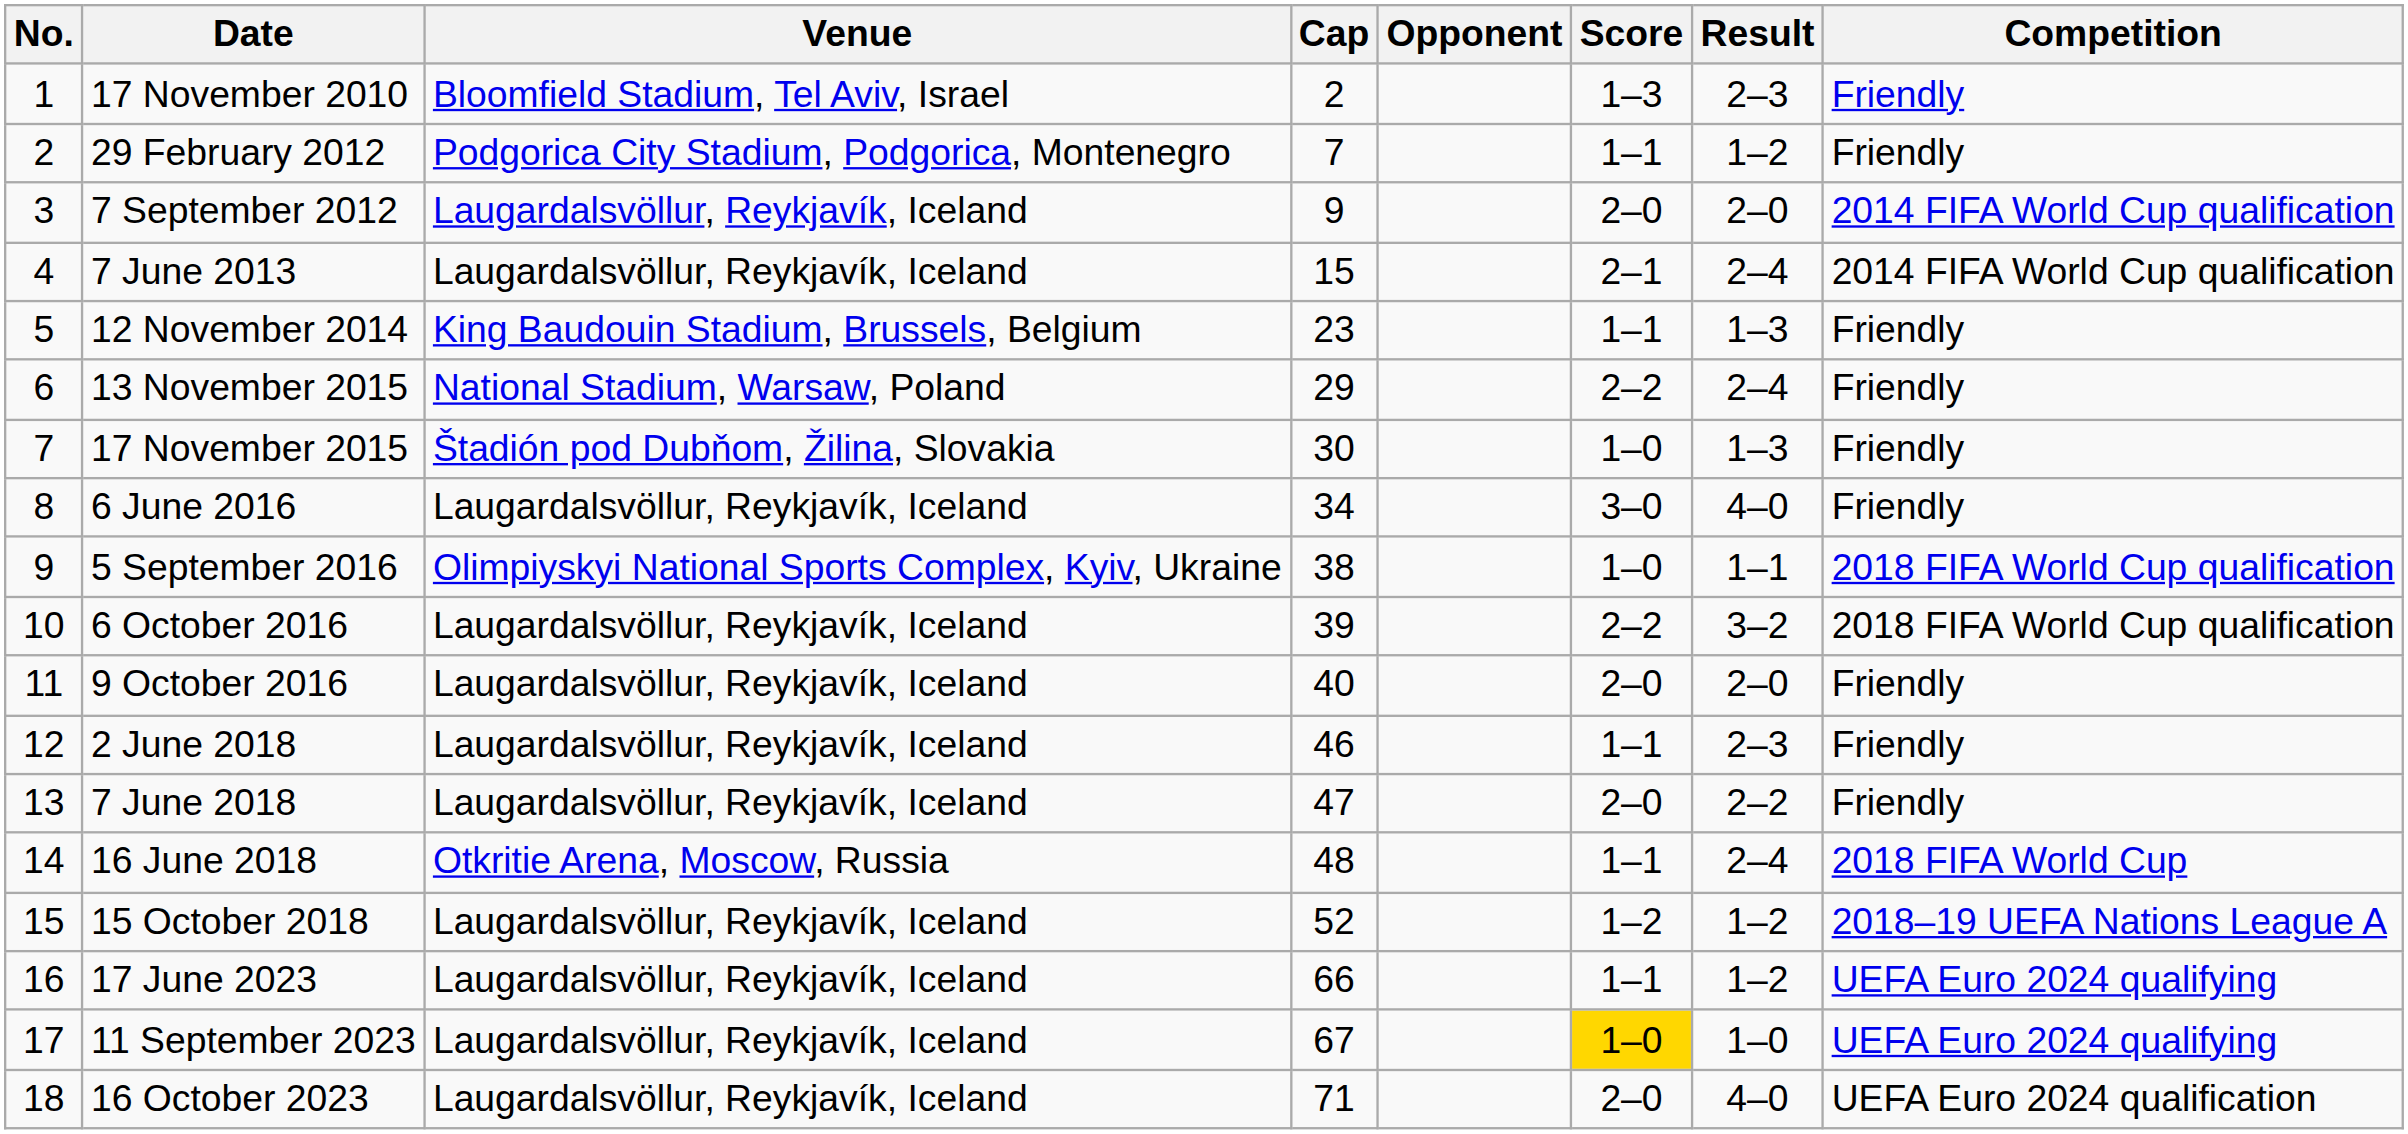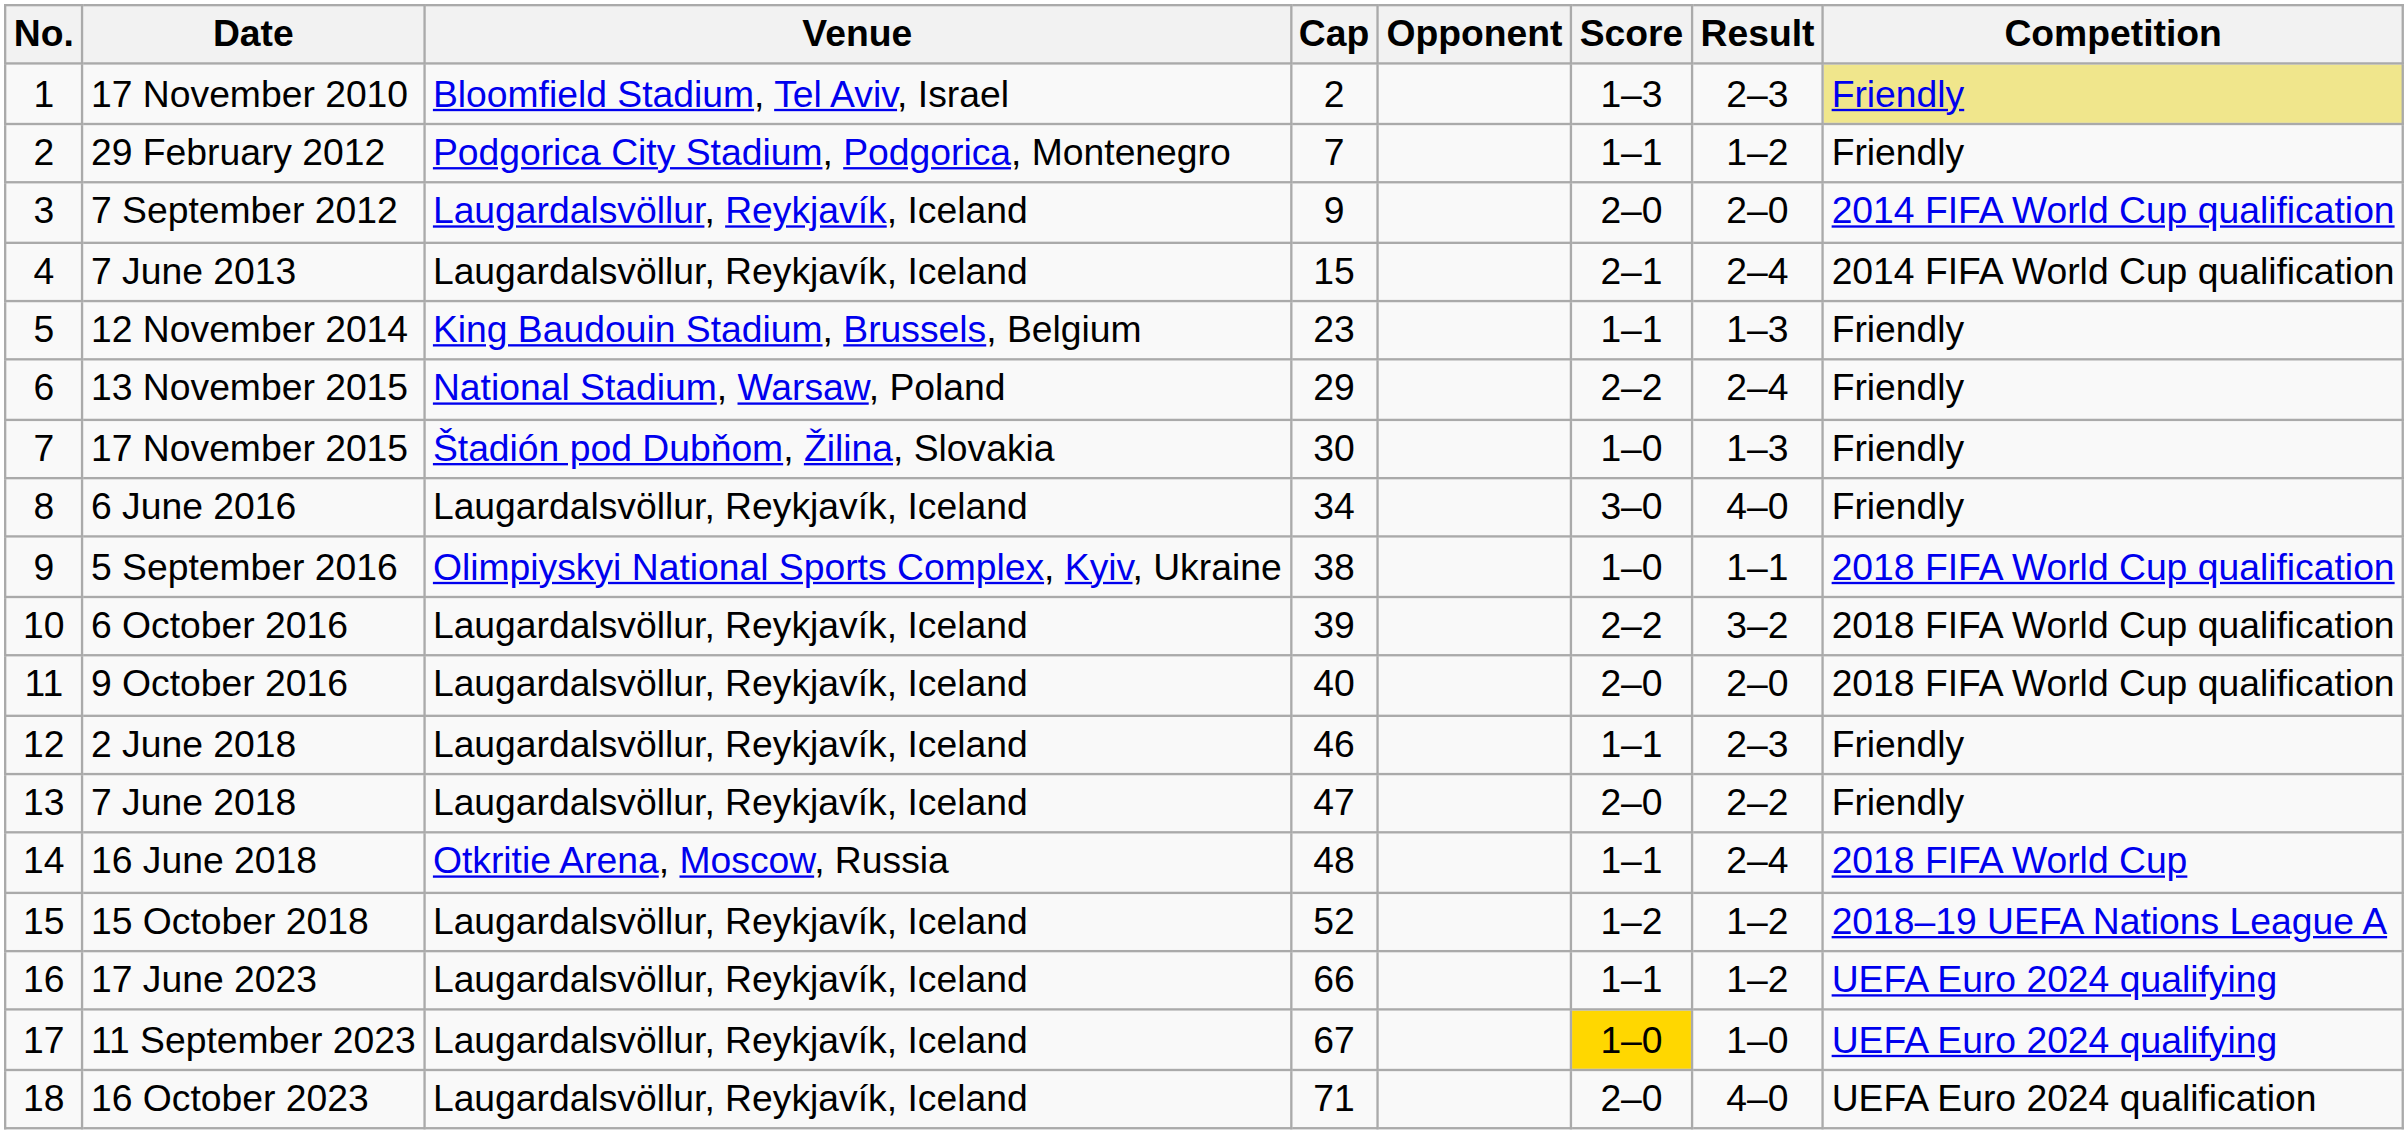(1898, 93) no background -> (1898, 93) khaki background
(1898, 684) Friendly -> (2113, 684) 2018 FIFA World Cup qualification
